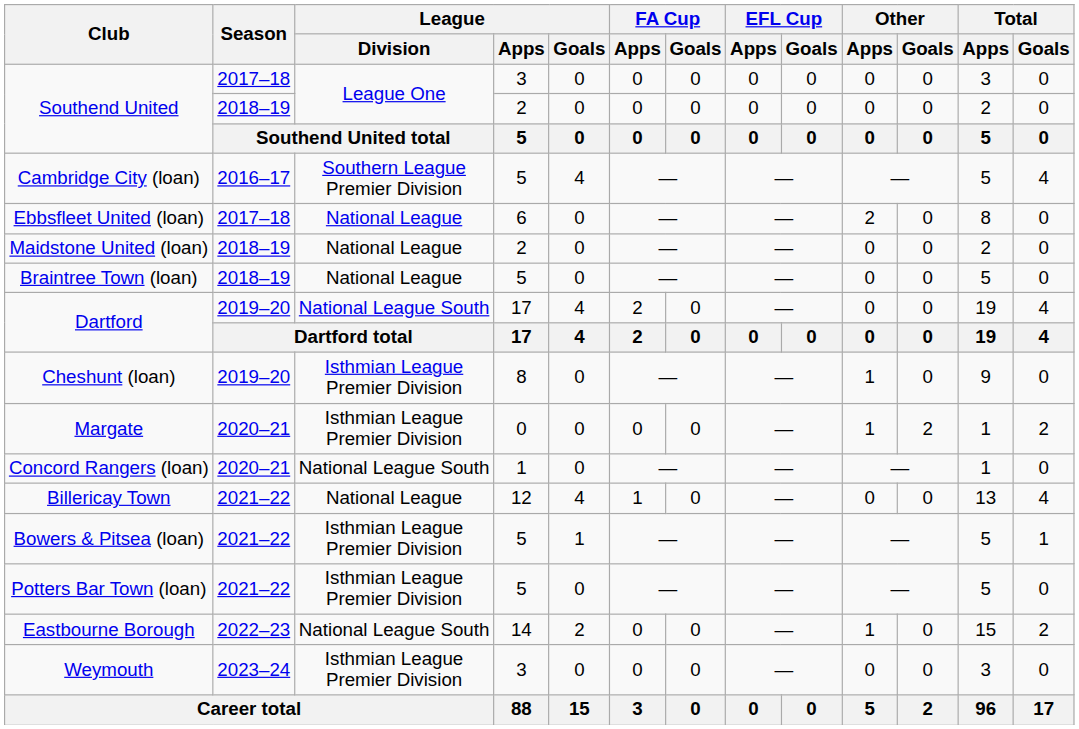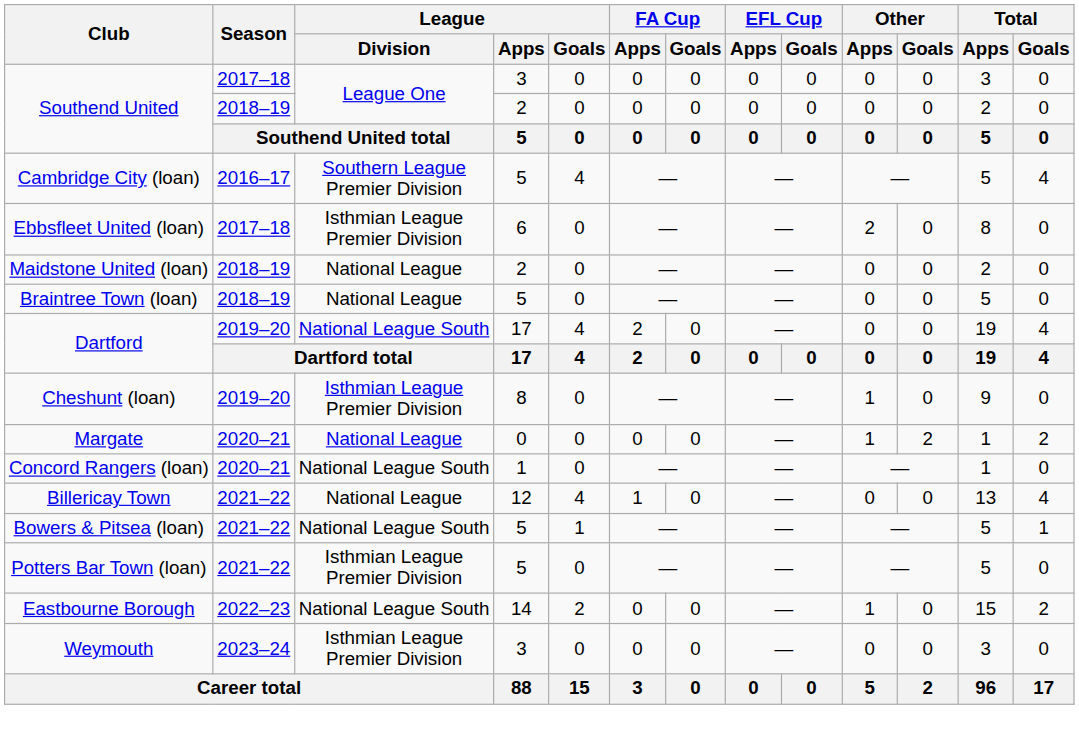(394, 218) National League -> (394, 229) Isthmian League Premier Division
(394, 428) Isthmian League Premier Division -> (394, 438) National League
(394, 538) Isthmian League Premier Division -> (394, 527) National League South
